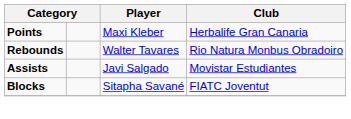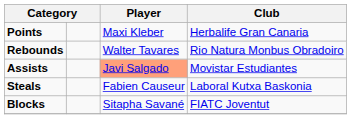(136, 68) no background -> (136, 68) lightsalmon background
+ row: (24, 86)
